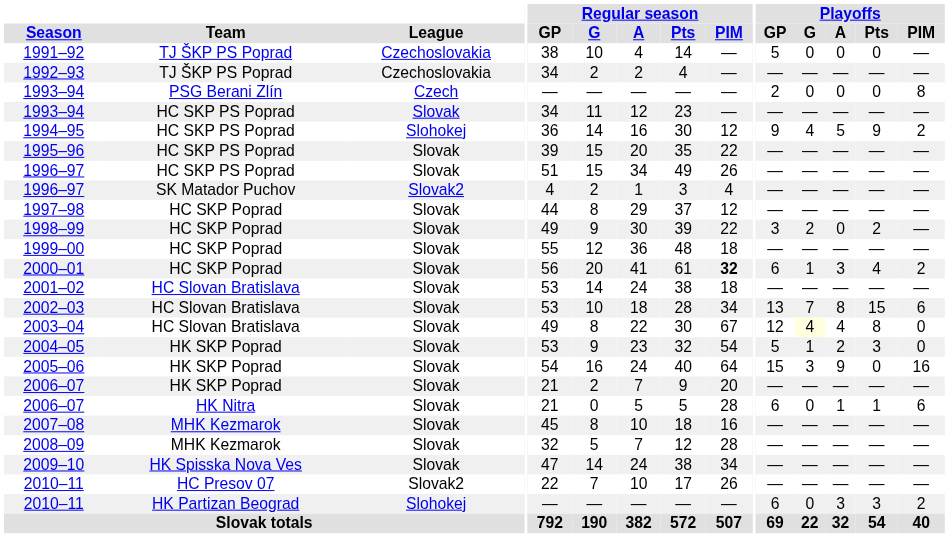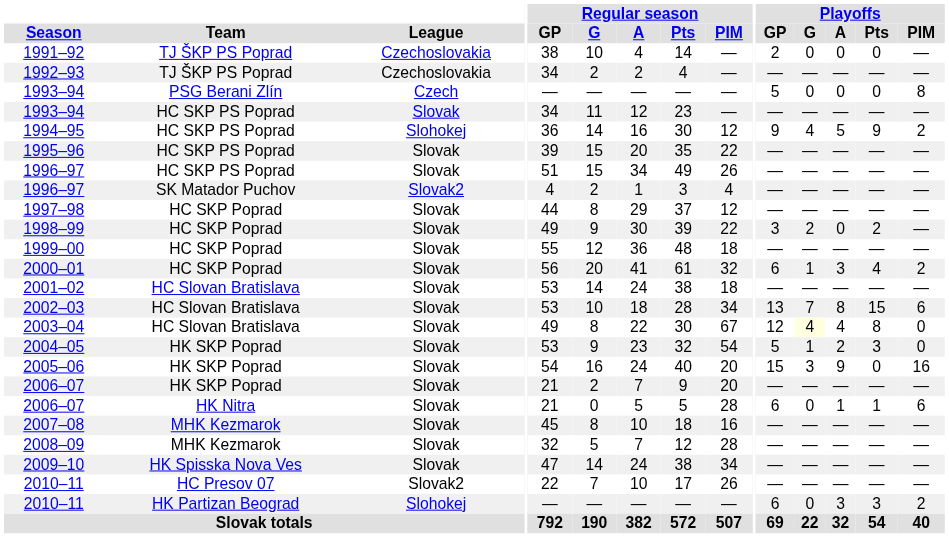(775, 53) 5 -> (775, 53) 2
(775, 92) 2 -> (775, 92) 5
(729, 268) bold -> (729, 268) normal
(729, 366) 64 -> (729, 366) 20
